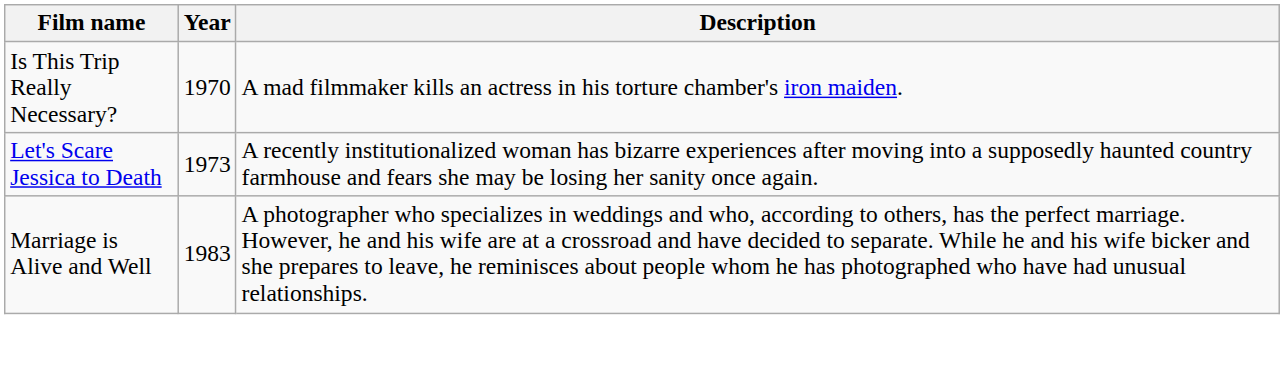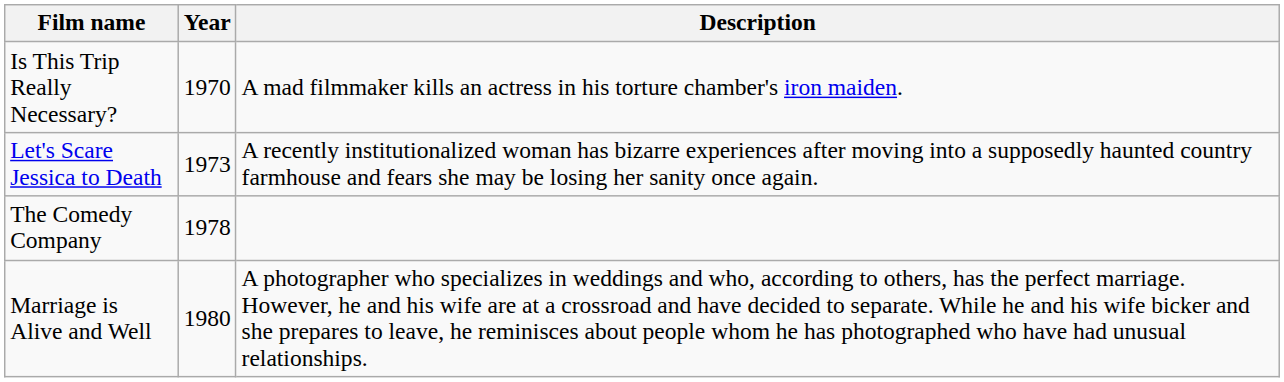+ row: (71, 227)
(207, 254) 1983 -> (207, 317) 1980
